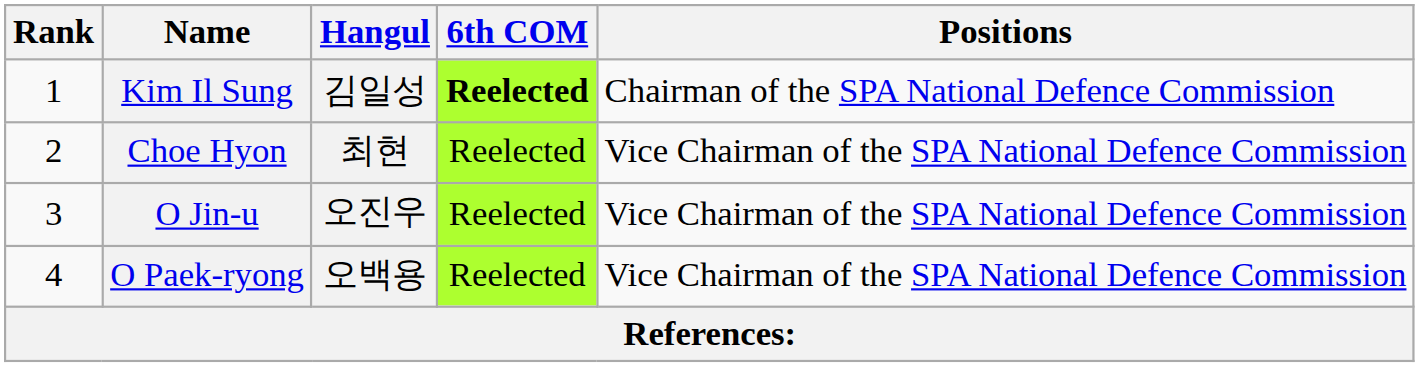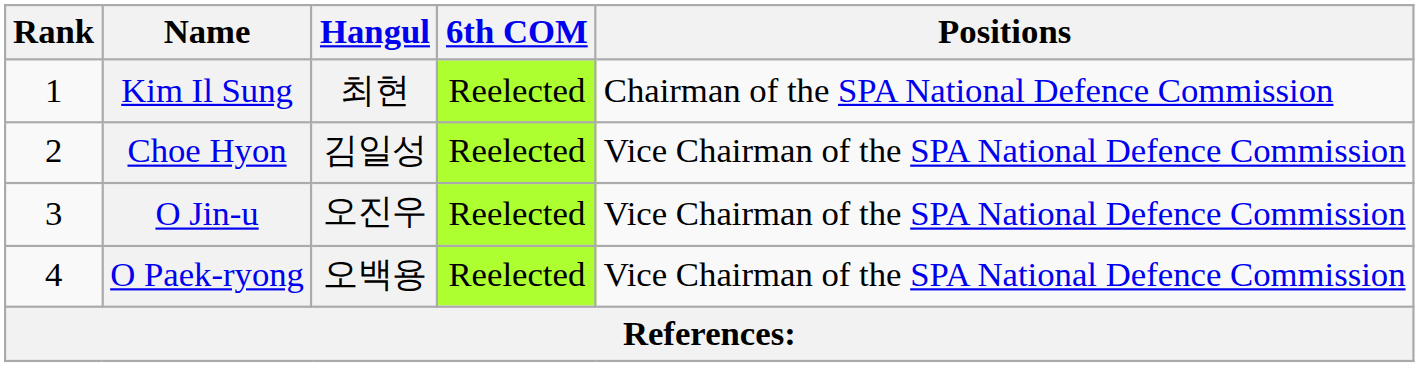(375, 89) 김일성 -> (375, 89) 최현
(517, 90) bold -> (517, 90) normal
(375, 150) 최현 -> (375, 150) 김일성
